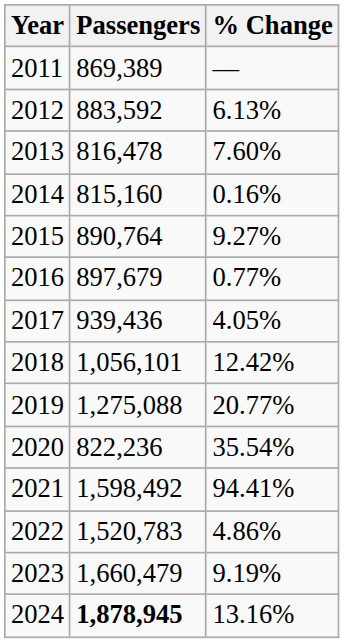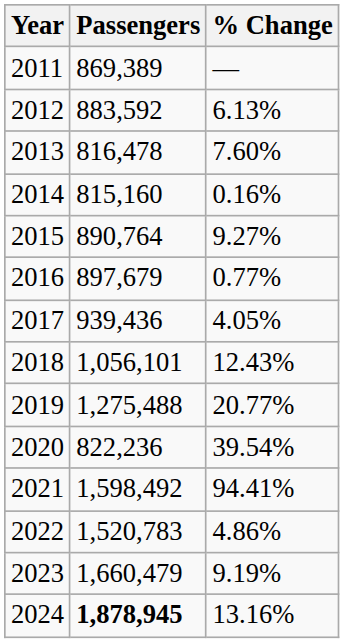(253, 362) 12.42% -> (253, 362) 12.43%
(129, 404) 1,275,088 -> (129, 404) 1,275,488
(253, 446) 35.54% -> (253, 446) 39.54%
